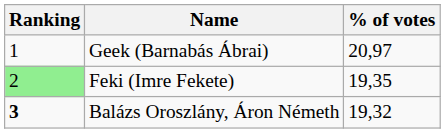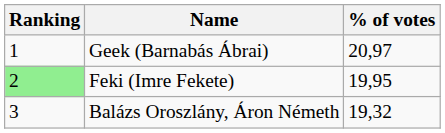(370, 81) 19,35 -> (370, 81) 19,95
(14, 111) bold -> (14, 111) normal
